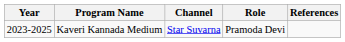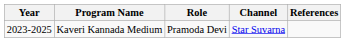columns swapped: (255, 12) <-> (194, 12)
